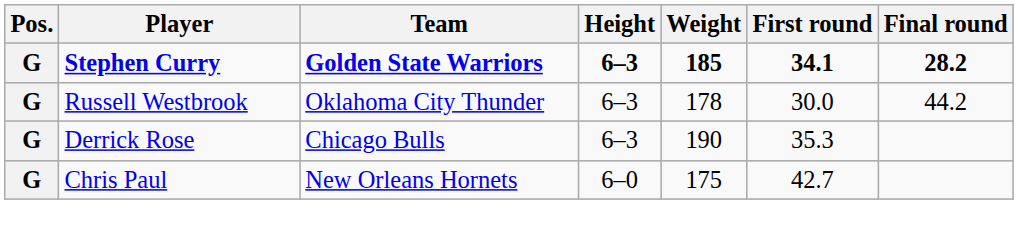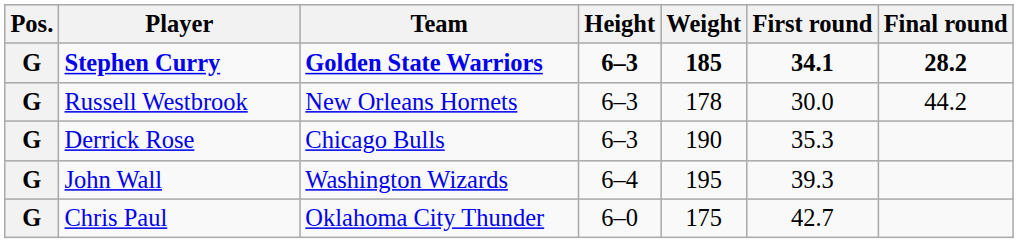(425, 101) Oklahoma City Thunder -> (411, 101) New Orleans Hornets
+ row: (113, 179)
(411, 179) New Orleans Hornets -> (425, 218) Oklahoma City Thunder
